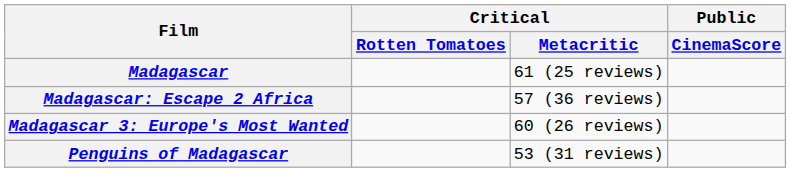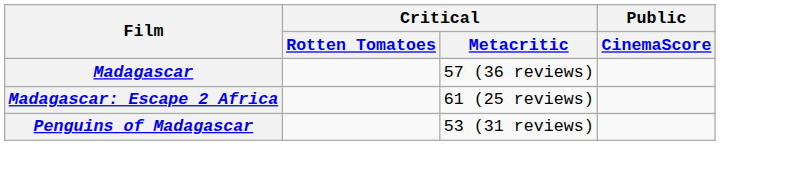(589, 72) 61 (25 reviews) -> (519, 72) 57 (36 reviews)
(589, 100) 57 (36 reviews) -> (519, 100) 61 (25 reviews)
- row: (178, 127)
